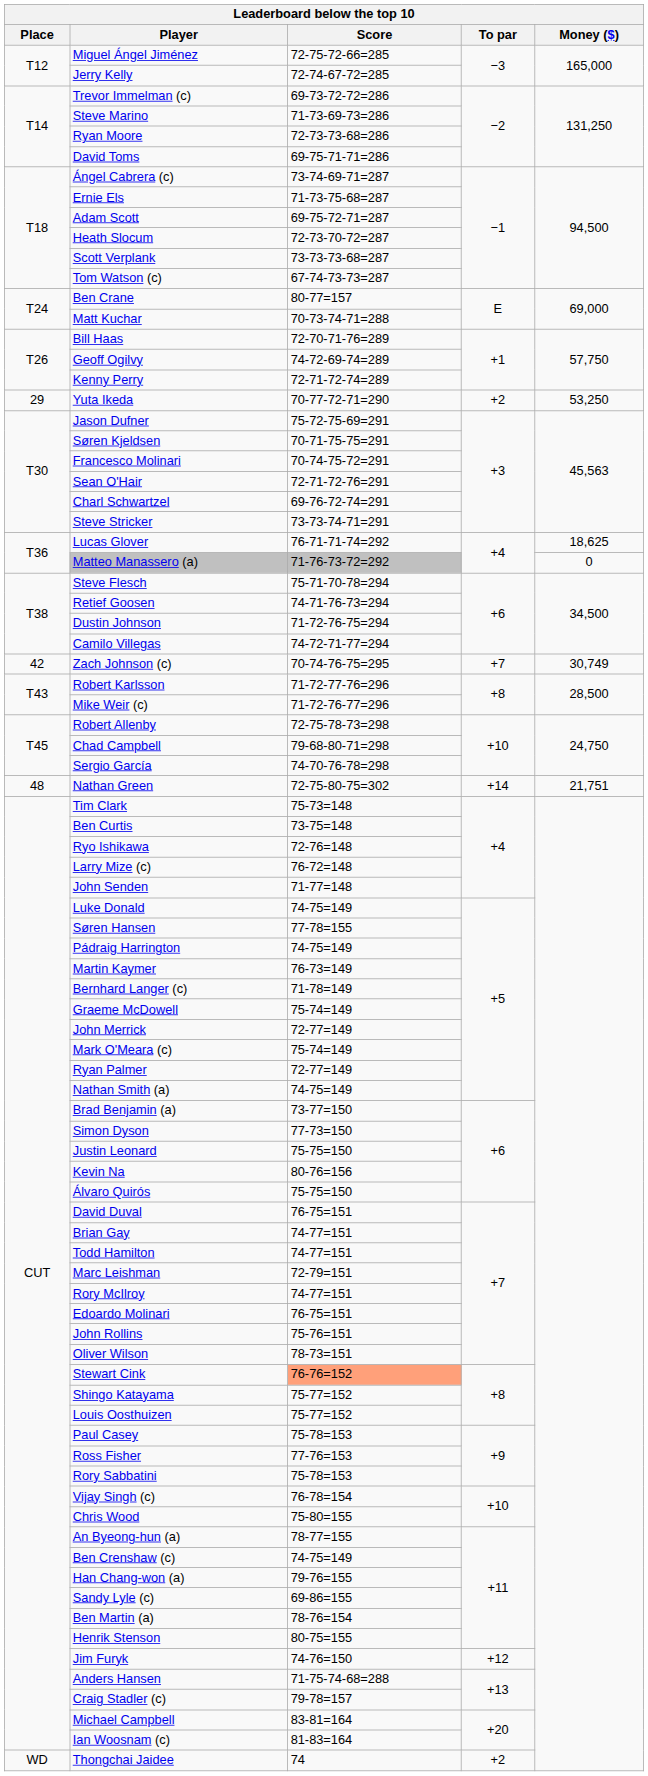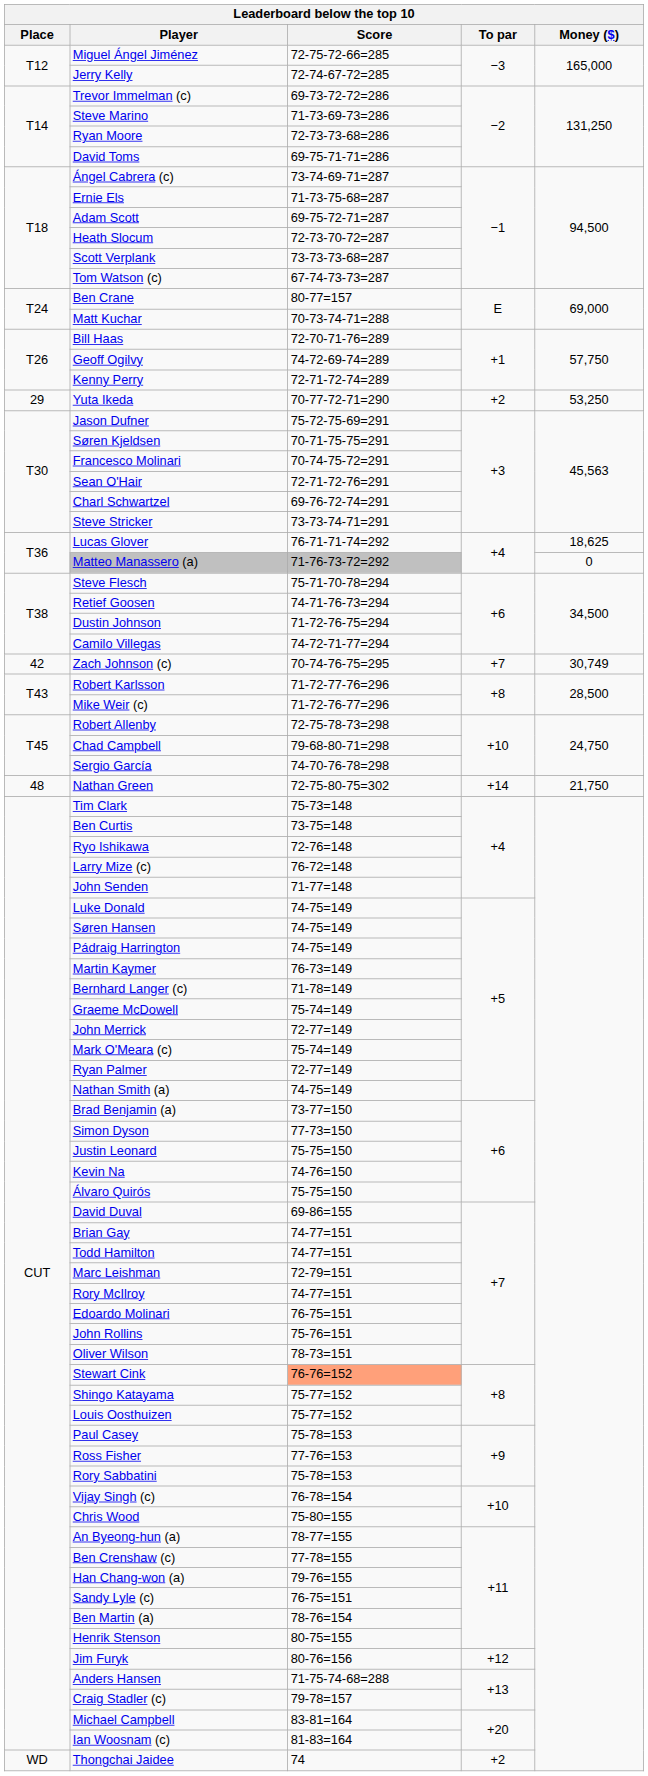(589, 786) 21,751 -> (589, 786) 21,750
(321, 928) 77-78=155 -> (321, 928) 74-75=149
(321, 1171) 80-76=156 -> (321, 1171) 74-76=150
(321, 1212) 76-75=151 -> (321, 1212) 69-86=155
(321, 1557) 74-75=149 -> (321, 1557) 77-78=155
(321, 1598) 69-86=155 -> (321, 1598) 76-75=151
(321, 1658) 74-76=150 -> (321, 1658) 80-76=156
